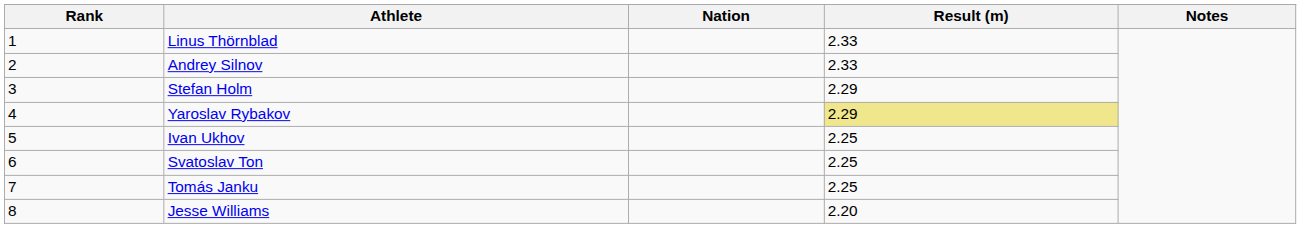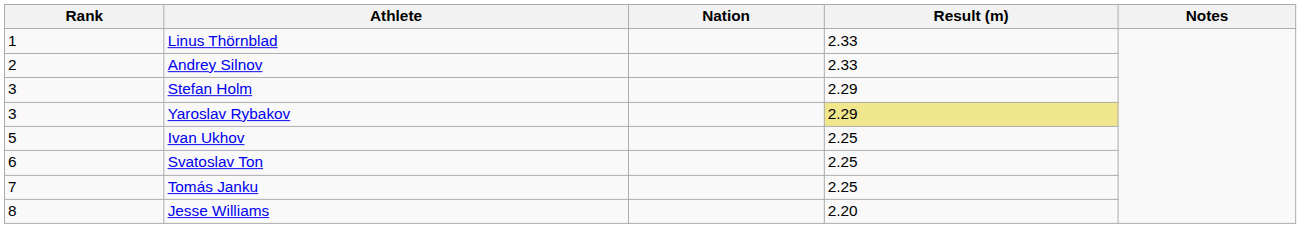(12, 114) 4 -> (12, 114) 3
